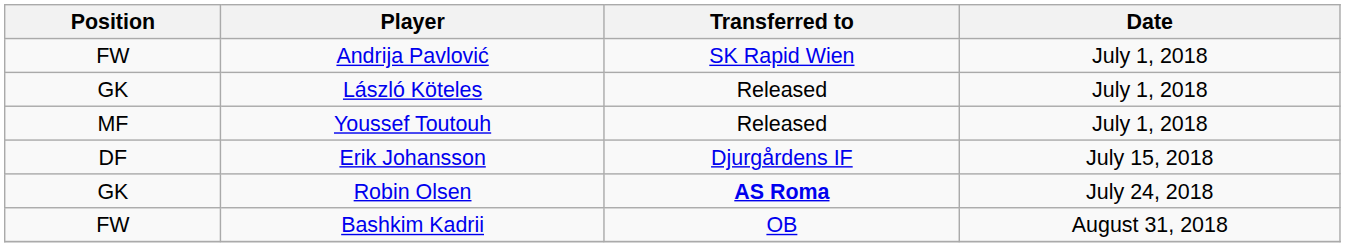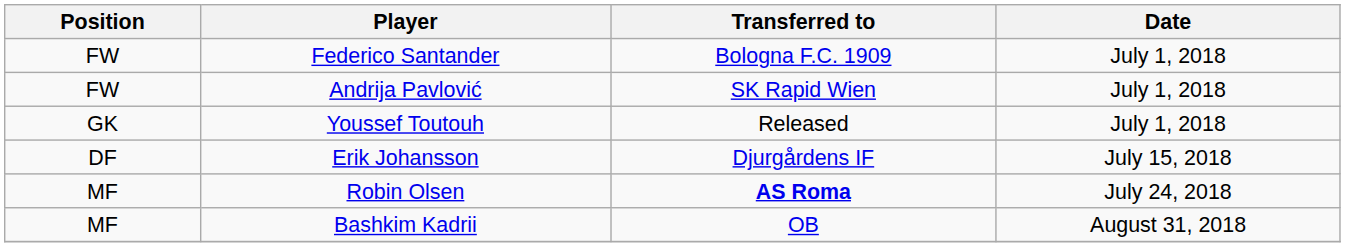+ row: (405, 56)
- row: (413, 90)
(113, 124) MF -> (102, 124) GK
(113, 191) GK -> (103, 191) MF
(113, 225) FW -> (103, 225) MF
